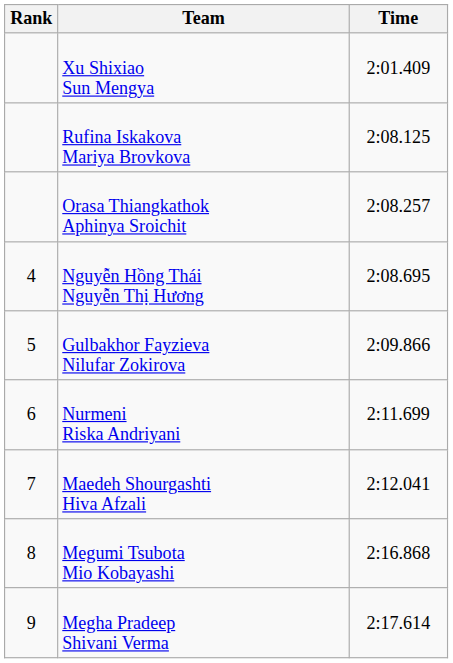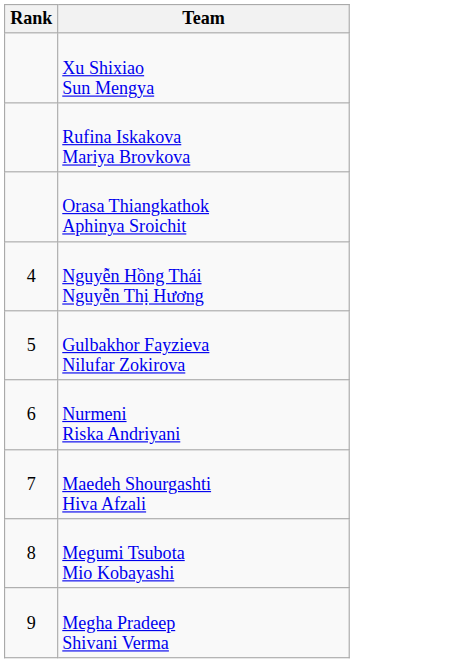- column: (398, 18)
